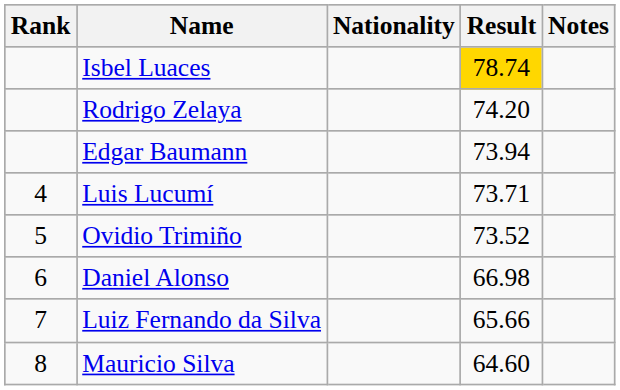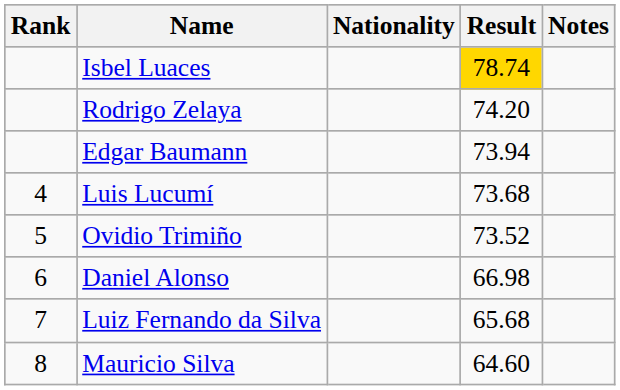(501, 194) 73.71 -> (501, 194) 73.68
(501, 320) 65.66 -> (501, 320) 65.68
